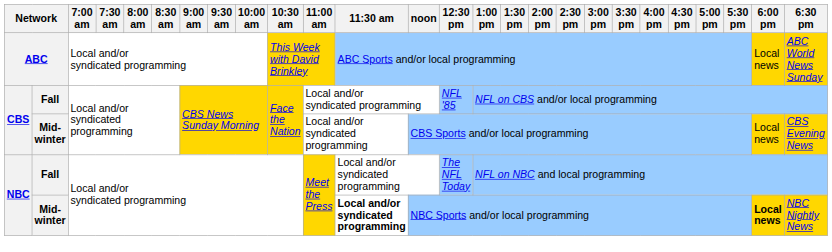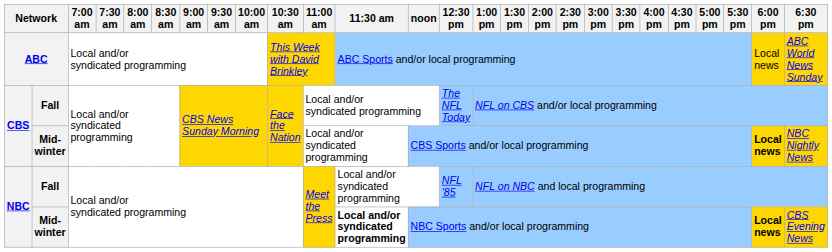(452, 99) NFL '85 -> (456, 105) The NFL Today
(767, 134) normal -> (768, 146) bold
(806, 134) CBS Evening News -> (803, 146) NBC Nightly News
(456, 174) The NFL Today -> (452, 186) NFL '85
(803, 215) NBC Nightly News -> (806, 227) CBS Evening News
